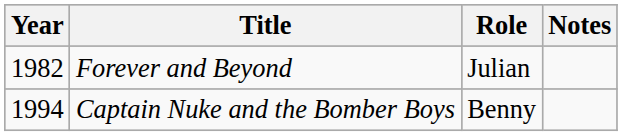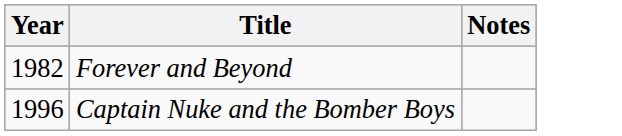- column: (502, 25)
(37, 109) 1994 -> (37, 109) 1996
